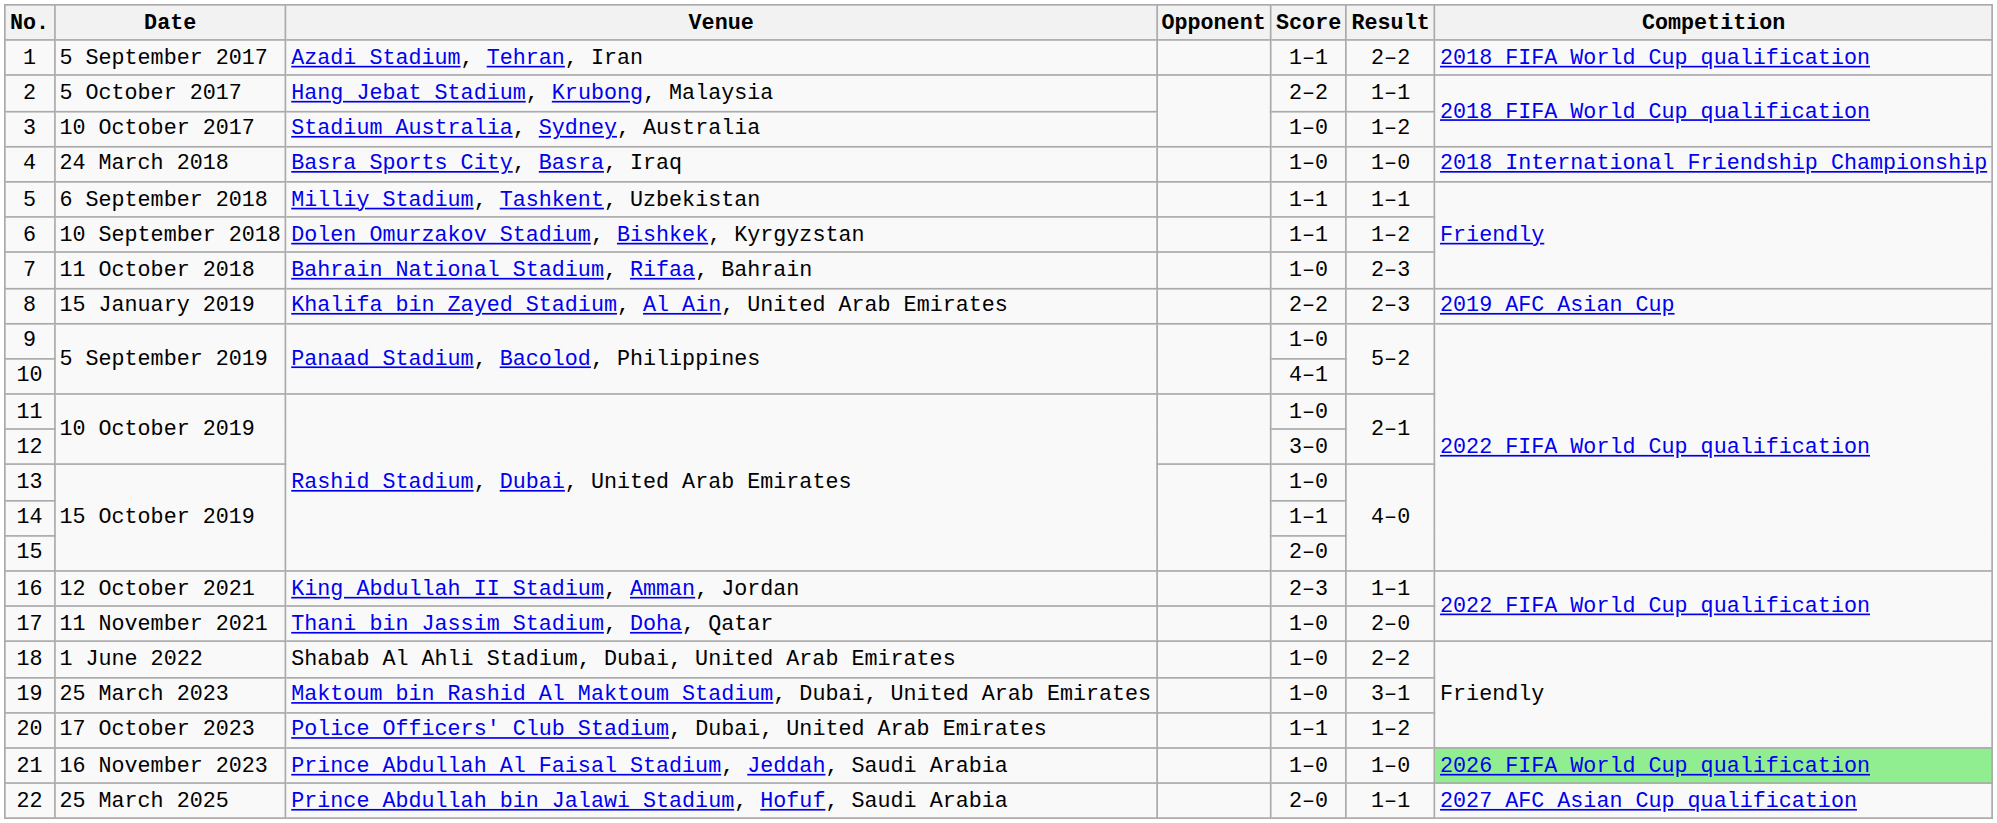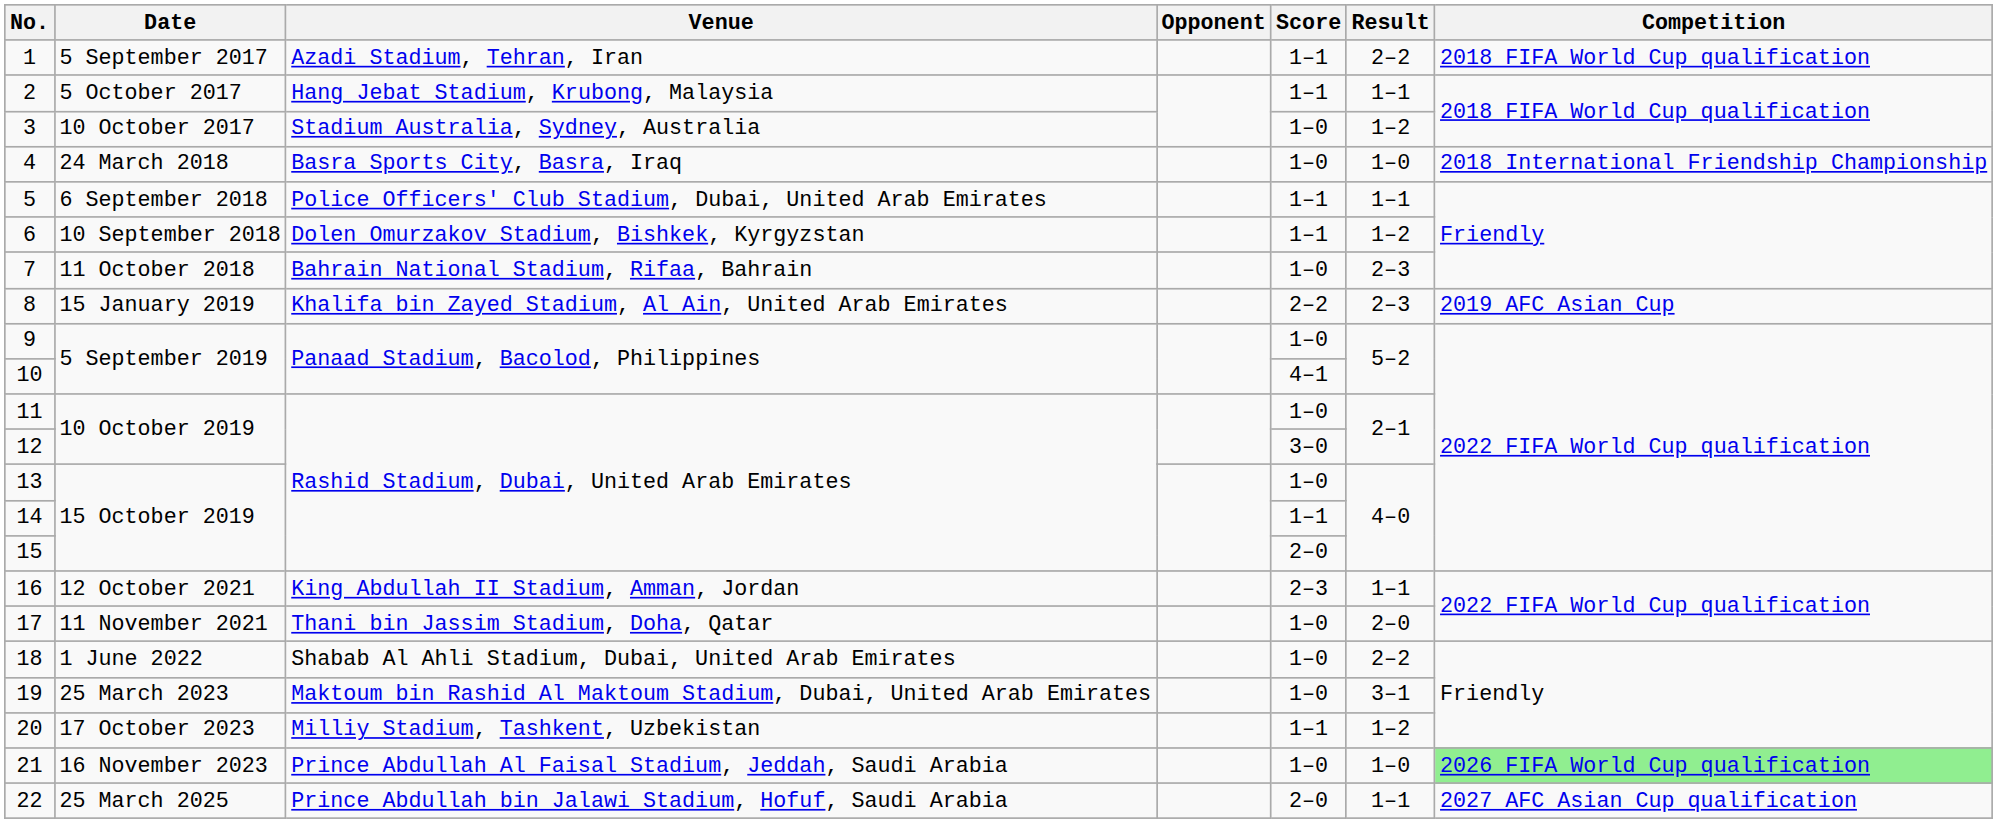(1309, 93) 2–2 -> (1309, 93) 1–1
(526, 199) Milliy Stadium, Tashkent, Uzbekistan -> (669, 199) Police Officers' Club Stadium, Dubai, United Arab Emirates
(669, 730) Police Officers' Club Stadium, Dubai, United Arab Emirates -> (526, 730) Milliy Stadium, Tashkent, Uzbekistan
